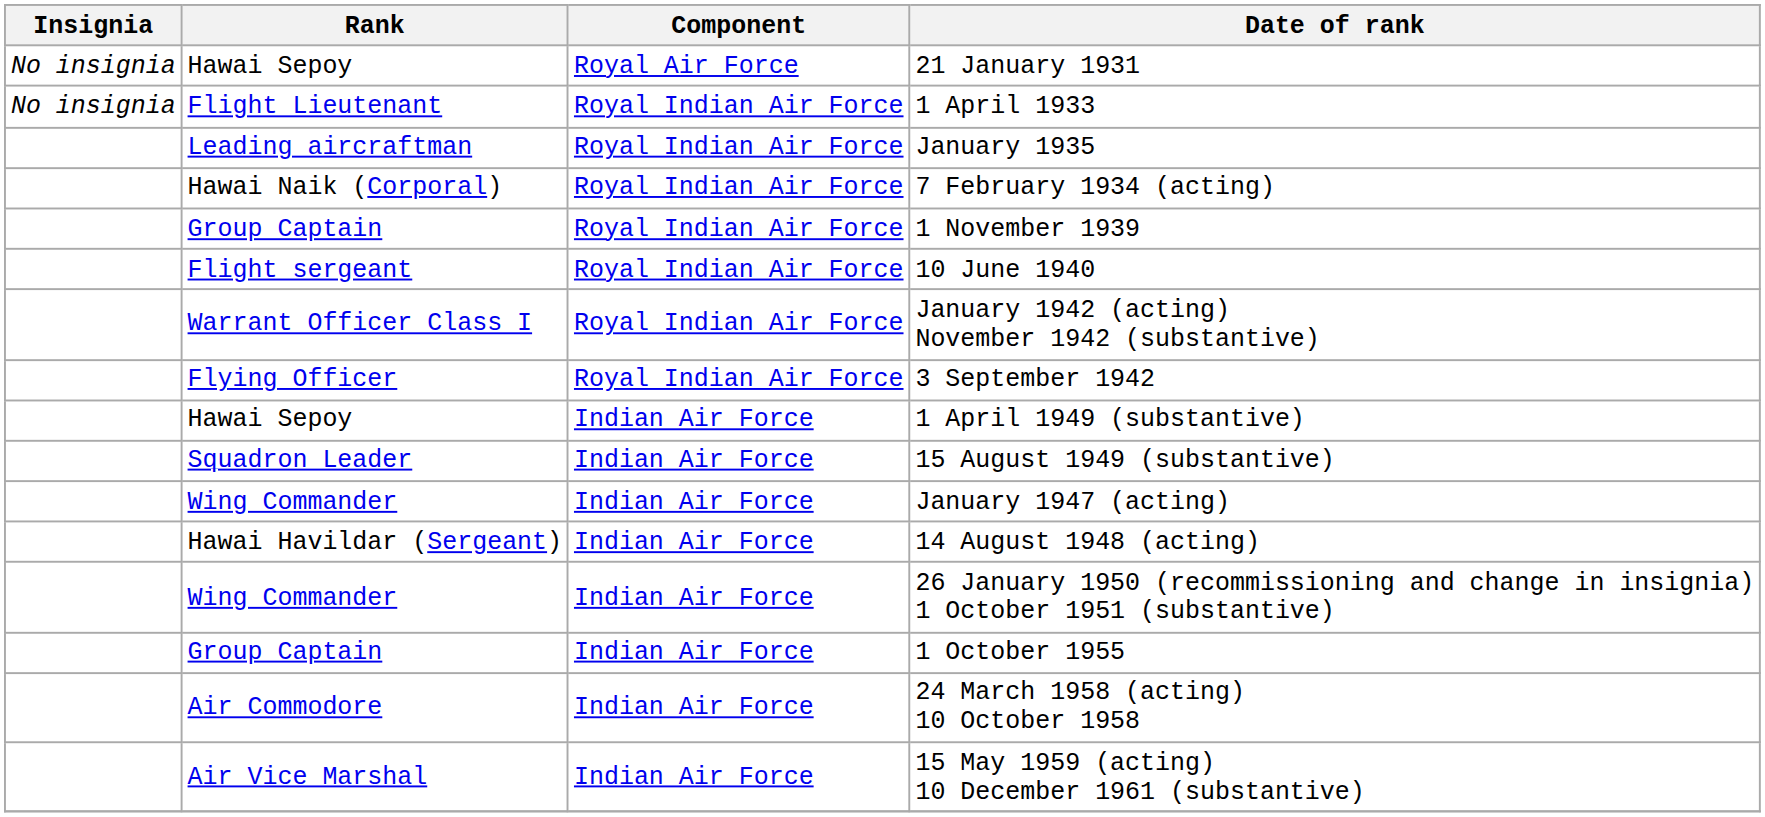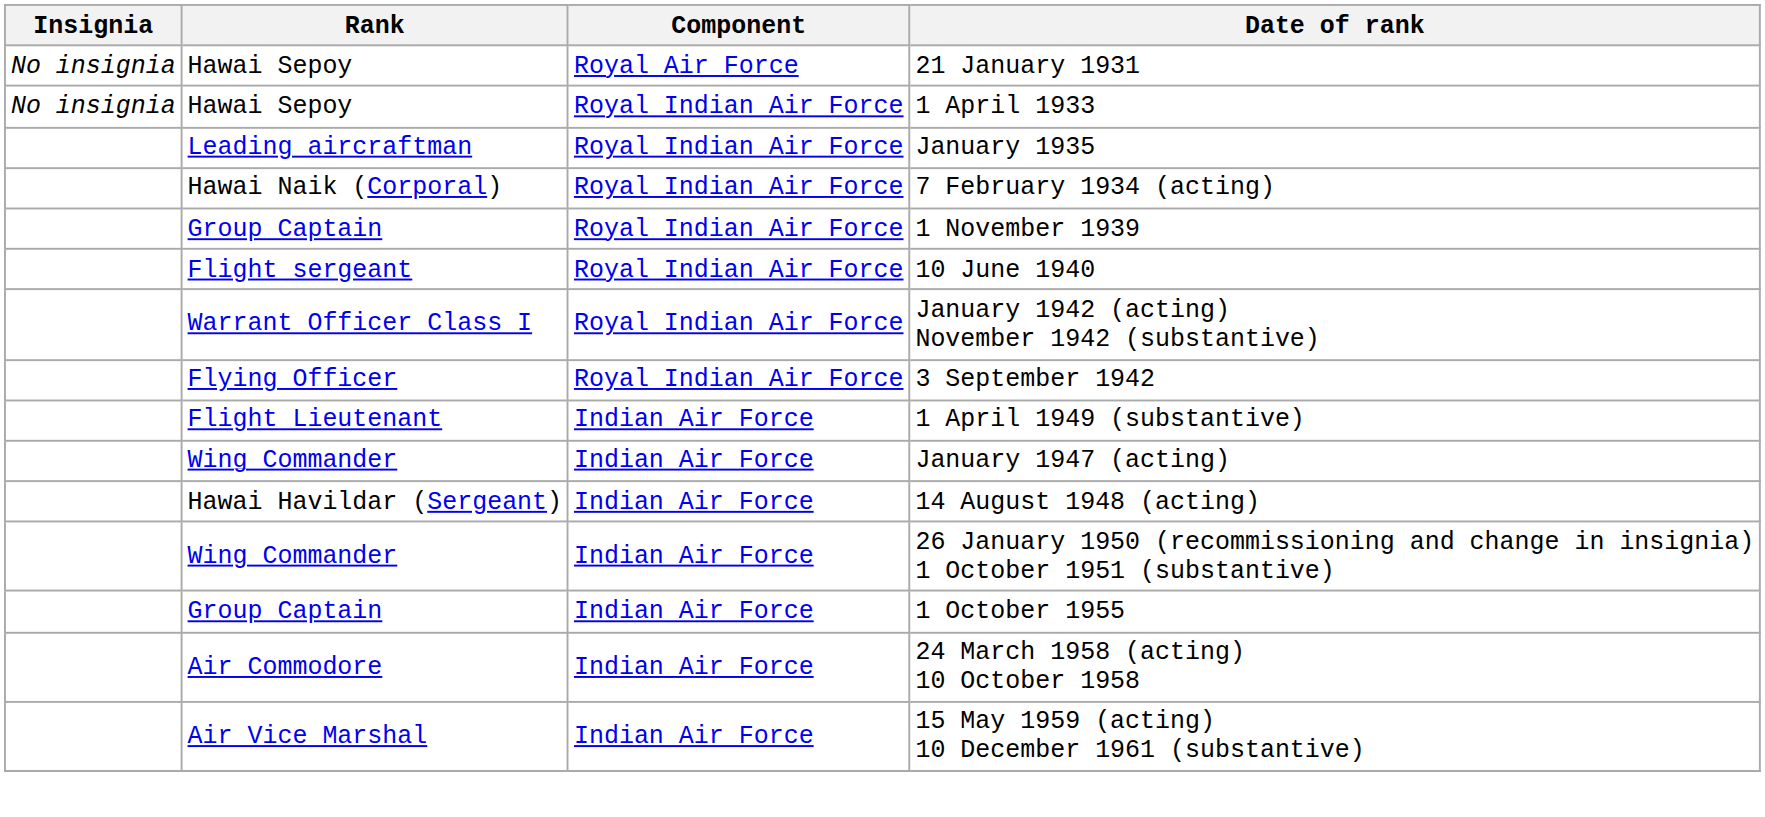(315, 107) Flight Lieutenant -> (270, 107) Hawai Sepoy
(270, 420) Hawai Sepoy -> (315, 420) Flight Lieutenant
- row: (1125, 461)
